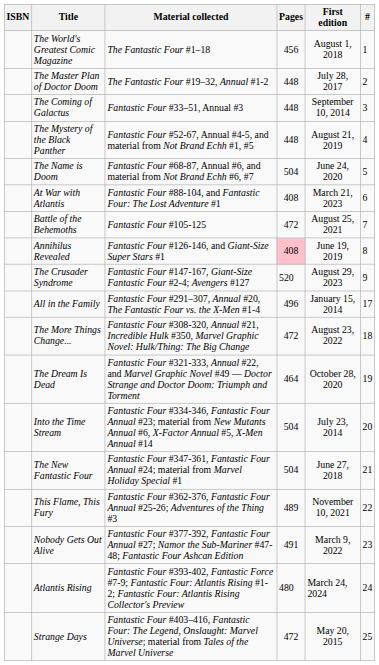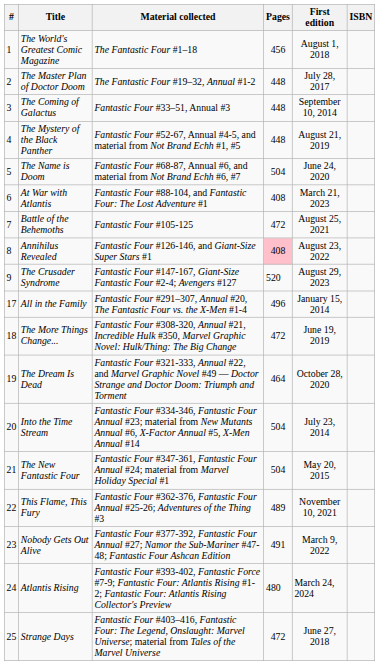columns swapped: (367, 17) <-> (18, 17)
(333, 251) June 19, 2019 -> (320, 251) August 23, 2022
(333, 336) August 23, 2022 -> (320, 336) June 19, 2019
(333, 470) June 27, 2018 -> (320, 470) May 20, 2015
(333, 636) May 20, 2015 -> (320, 636) June 27, 2018
